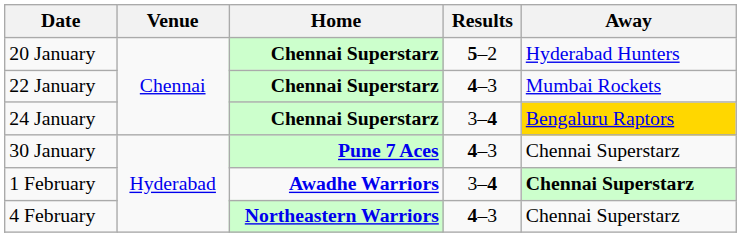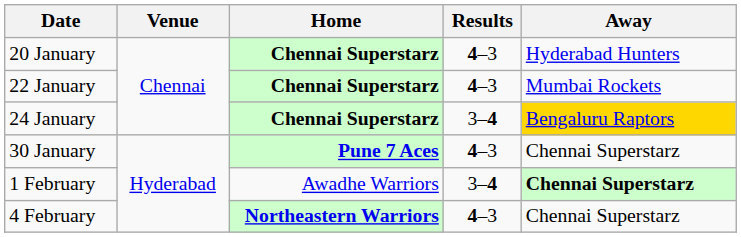(482, 53) 5–2 -> (482, 53) 4–3
(364, 183) bold -> (370, 183) normal
